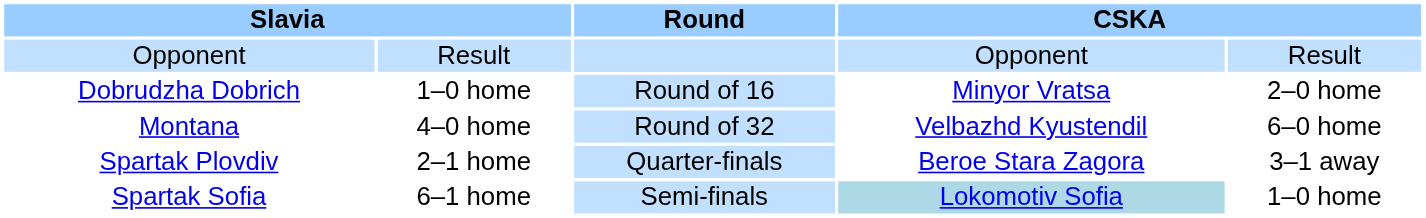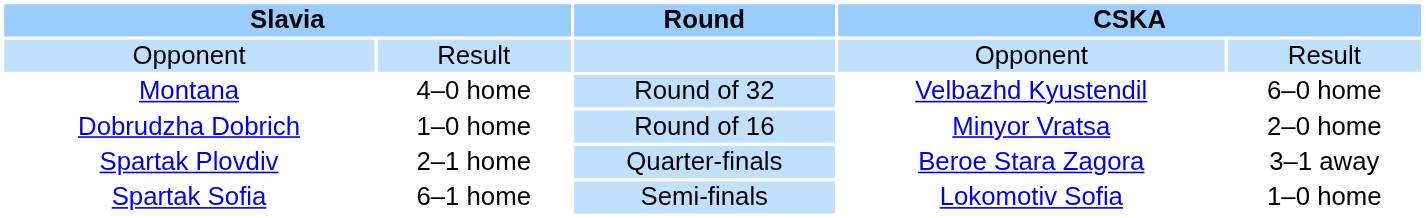rows swapped: (189, 126) <-> (189, 90)
(1031, 197) lightblue background -> (1031, 197) no background
